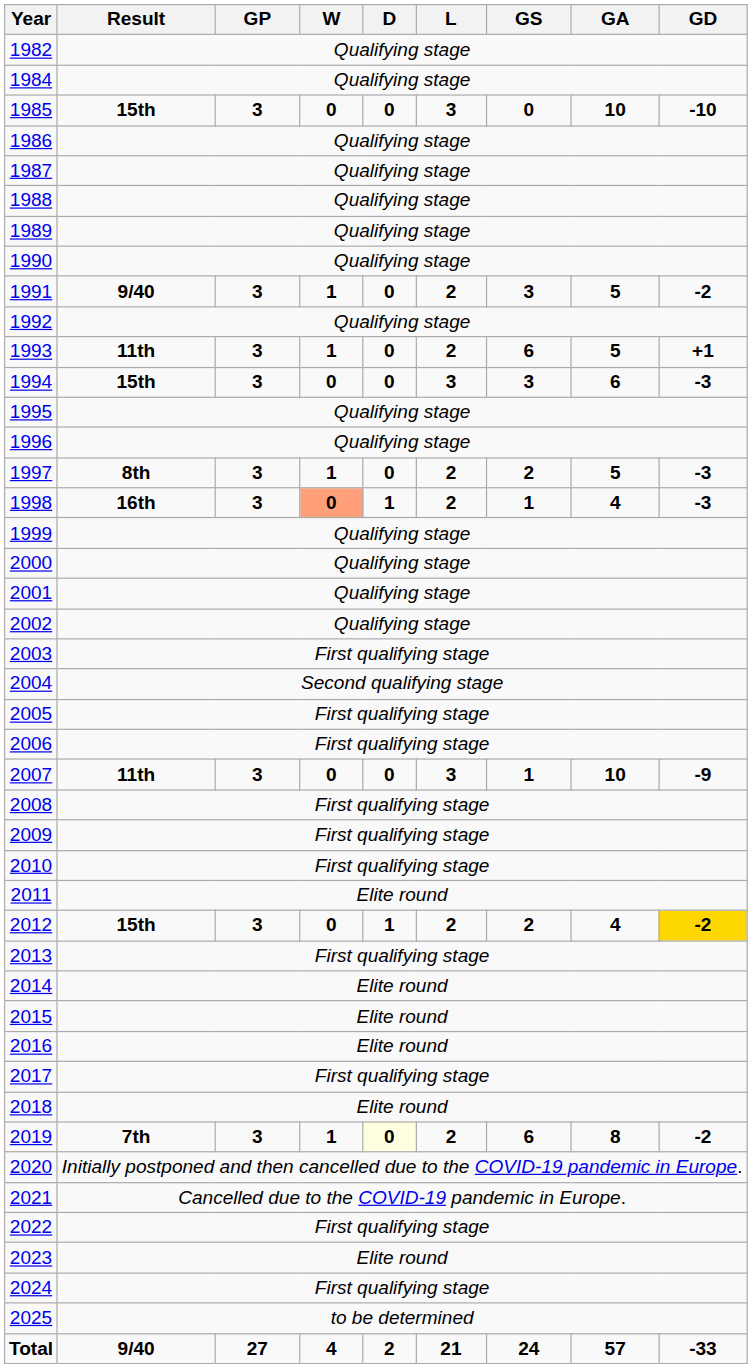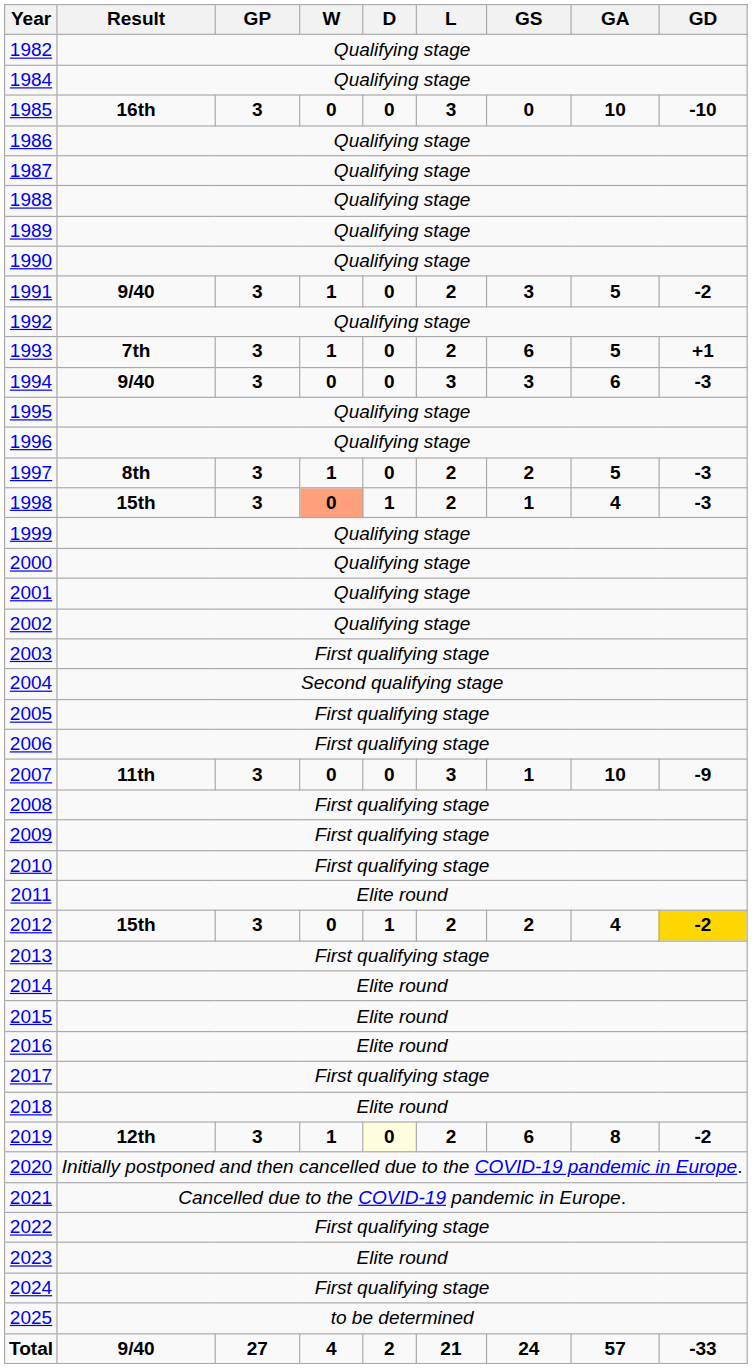(136, 110) 15th -> (136, 110) 16th
(136, 351) 11th -> (136, 351) 7th
(136, 381) 15th -> (136, 381) 9/40
(136, 502) 16th -> (136, 502) 15th
(136, 1136) 7th -> (136, 1136) 12th
